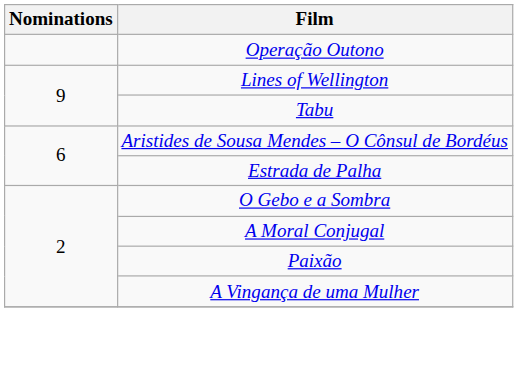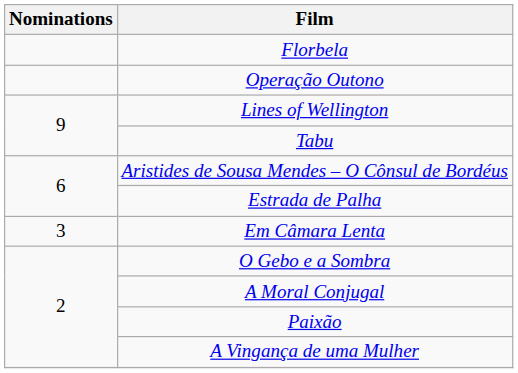+ row: (315, 49)
+ row: (315, 230)
